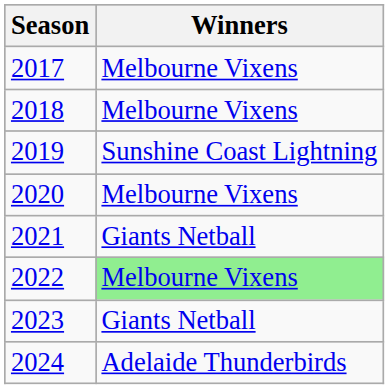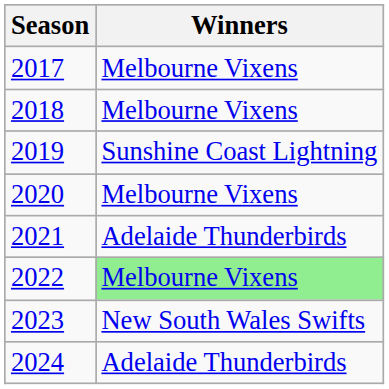(179, 236) Giants Netball -> (224, 236) Adelaide Thunderbirds
(179, 320) Giants Netball -> (233, 320) New South Wales Swifts
